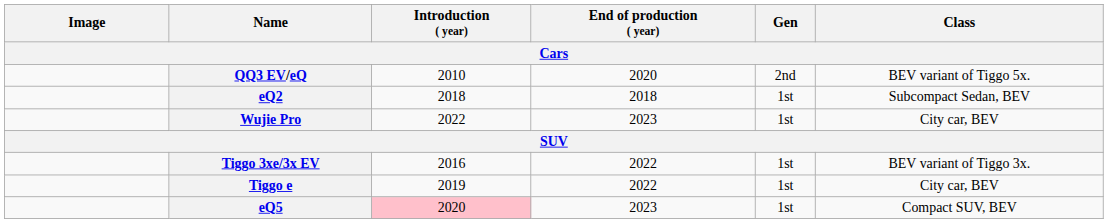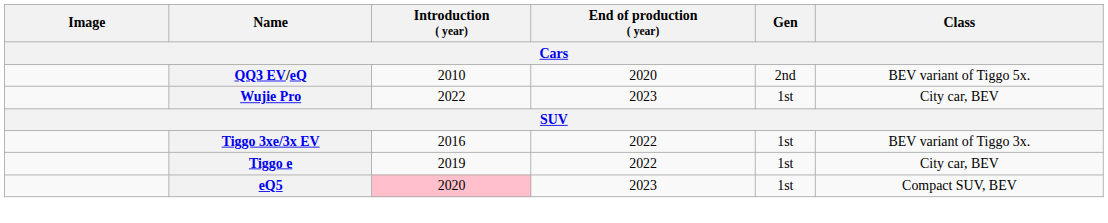- row: (271, 97)
